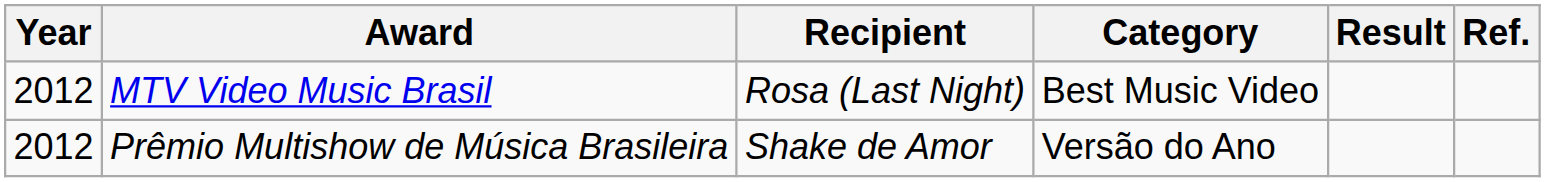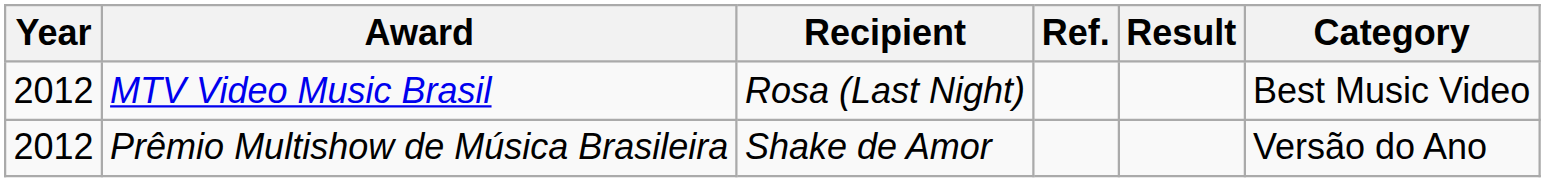columns swapped: (1180, 33) <-> (1496, 33)
